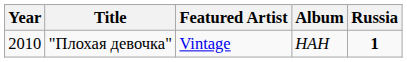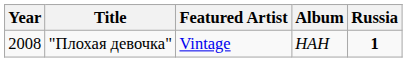(25, 43) 2010 -> (25, 43) 2008
